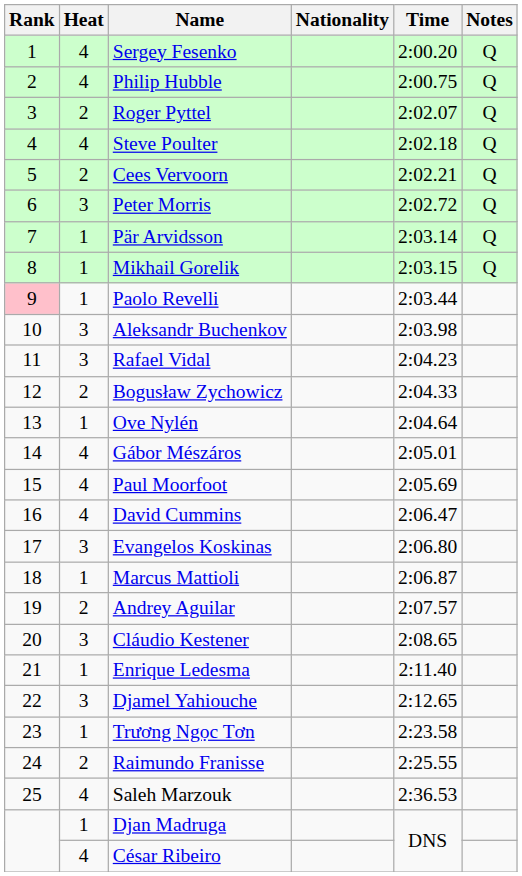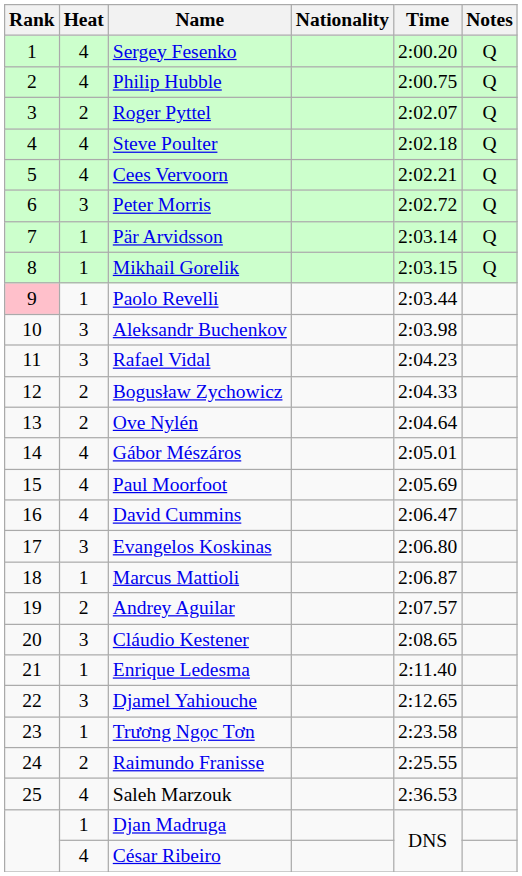(84, 174) 2 -> (84, 174) 4
(84, 422) 1 -> (84, 422) 2
